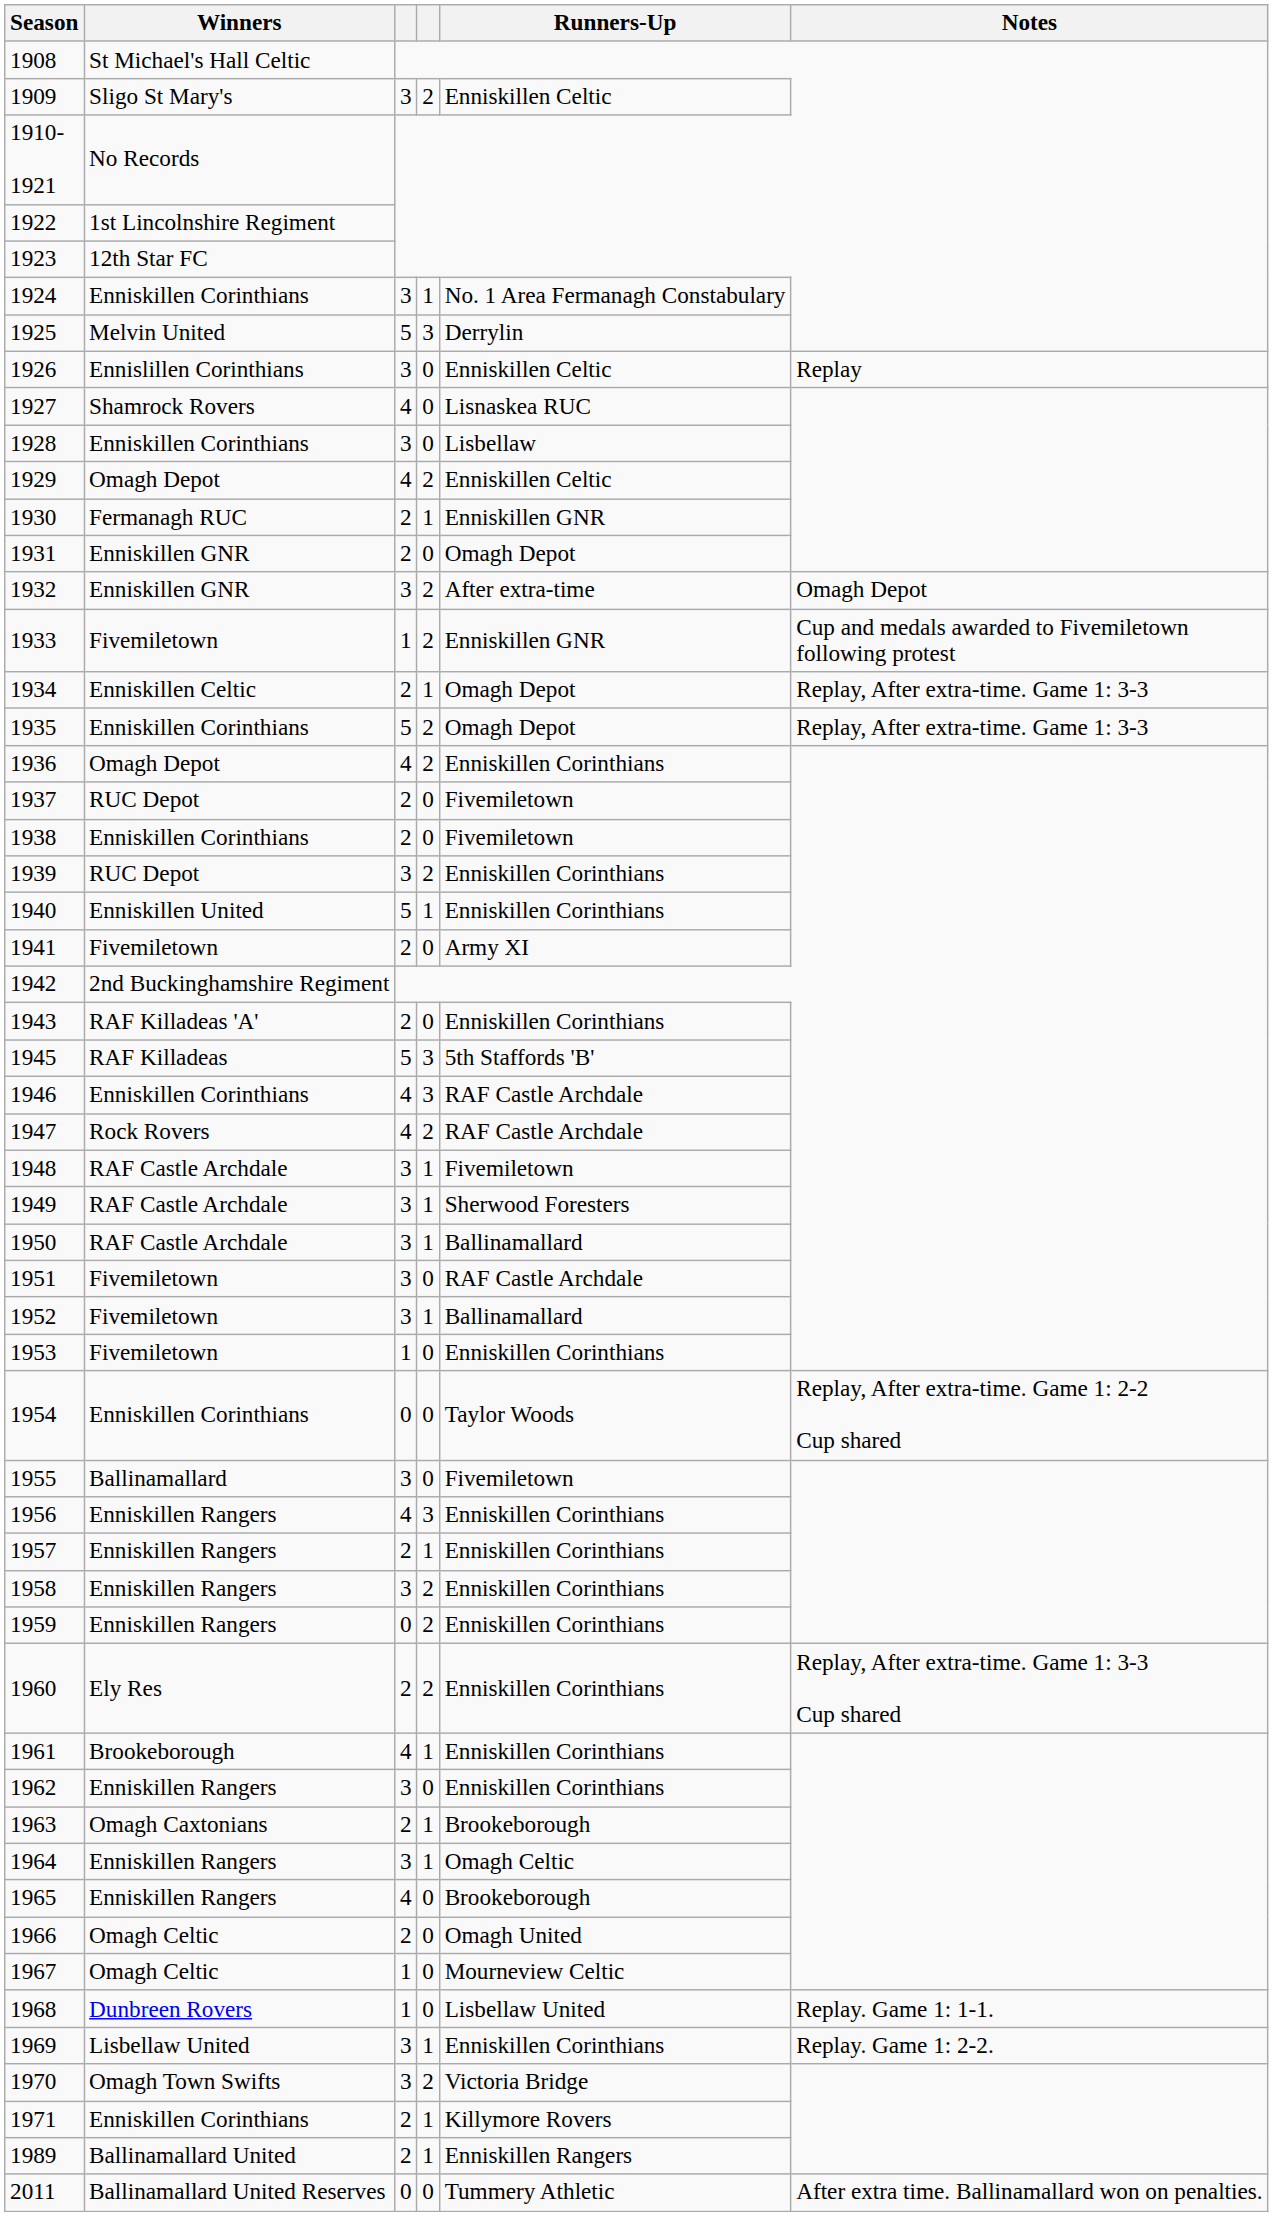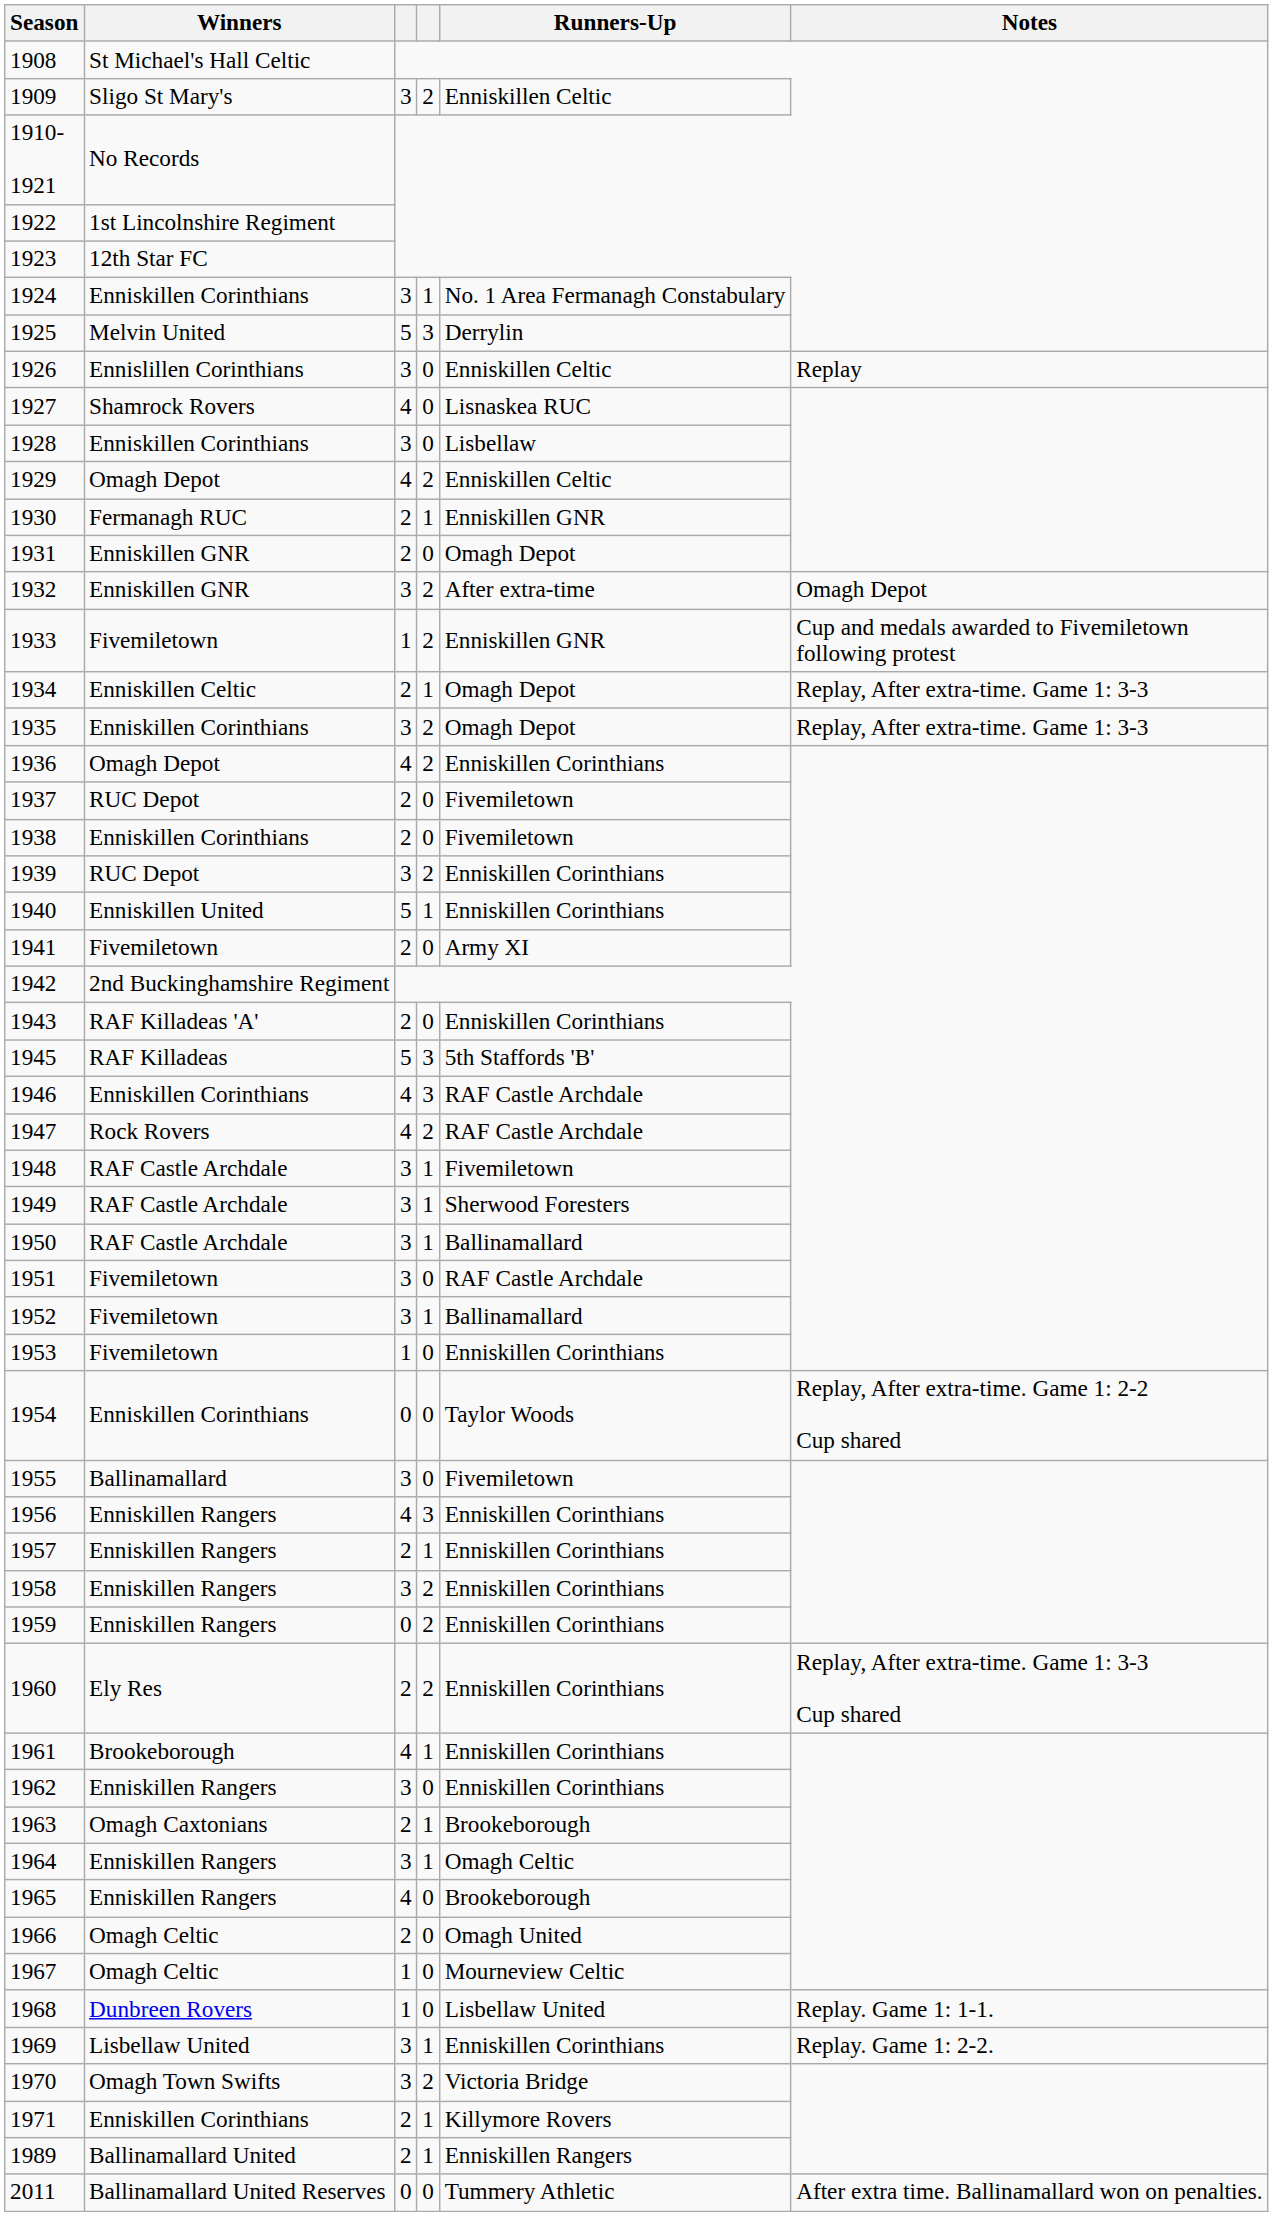(406, 726) 5 -> (406, 726) 3
